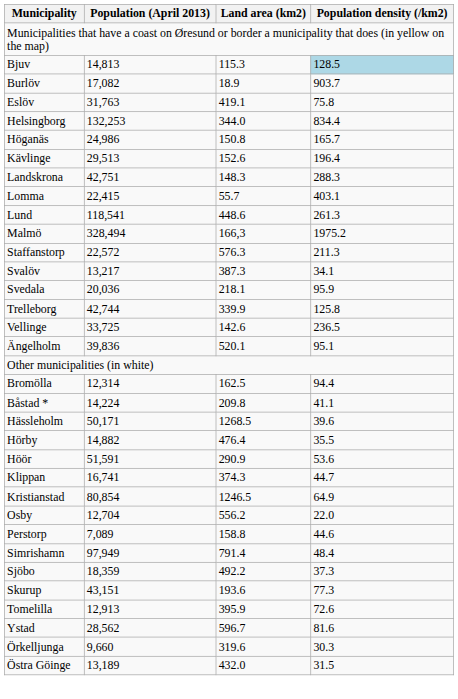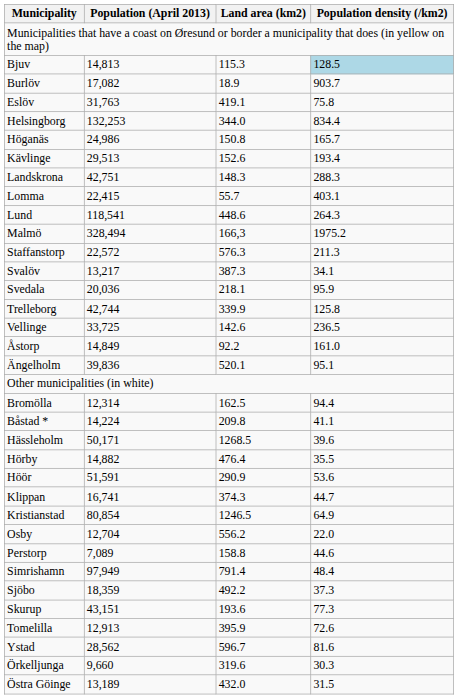(327, 158) 196.4 -> (327, 158) 193.4
(327, 214) 261.3 -> (327, 214) 264.3
+ row: (23, 346)
